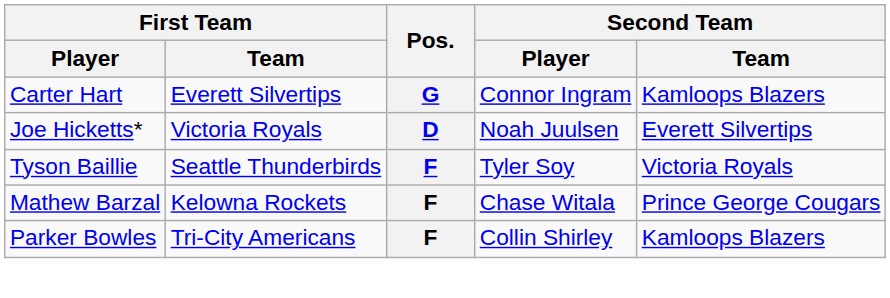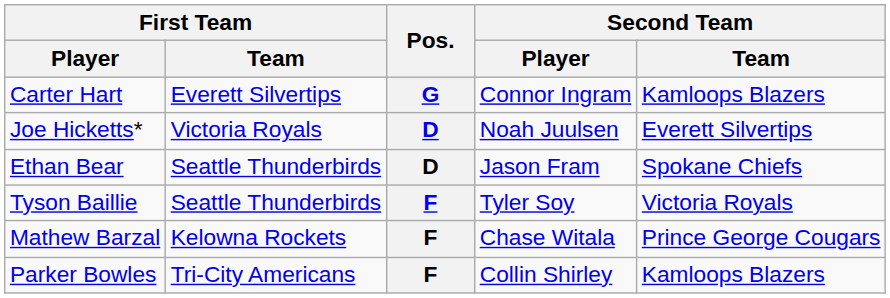+ row: (67, 166)
